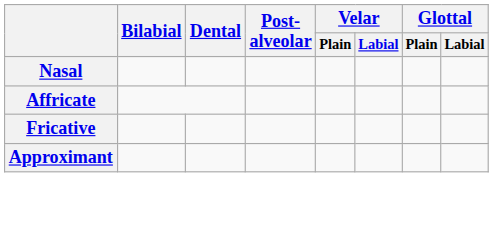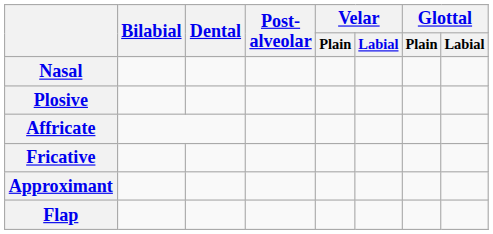+ row: (61, 100)
+ row: (61, 214)
